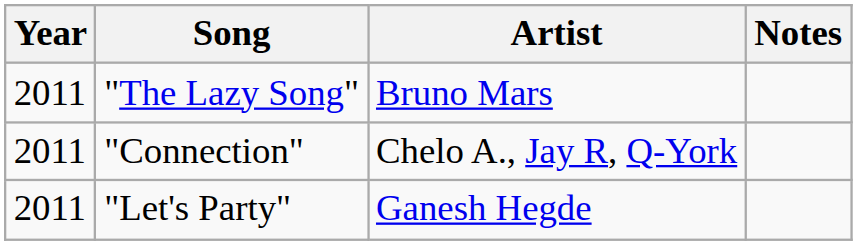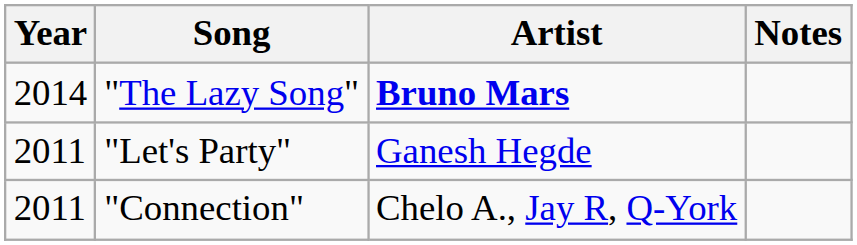(50, 92) 2011 -> (50, 92) 2014
(464, 92) normal -> (473, 92) bold
rows swapped: (198, 208) <-> (204, 150)
